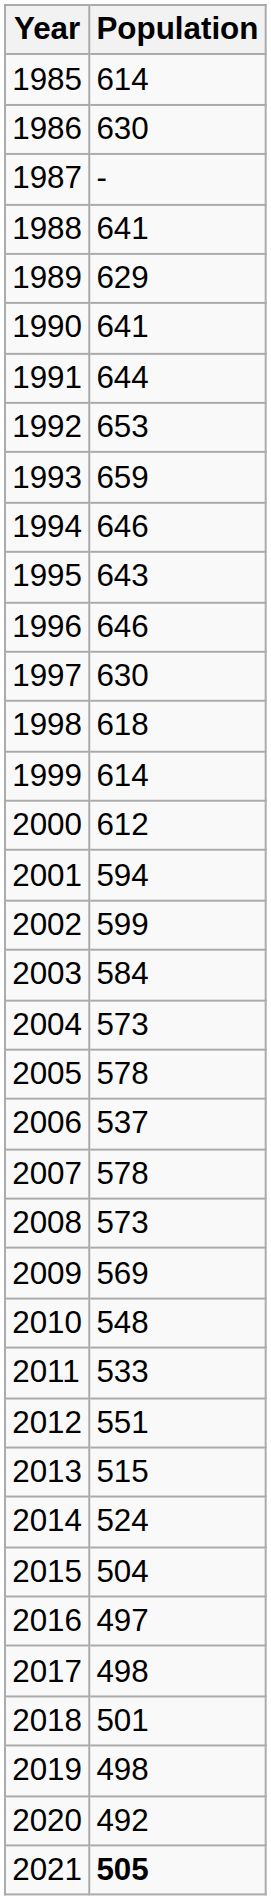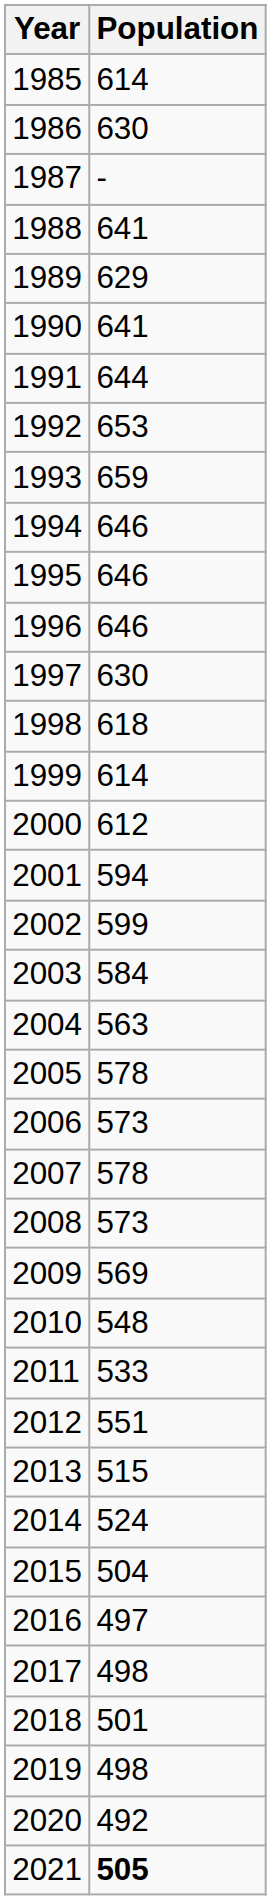(123, 576) 643 -> (123, 576) 646
(123, 1024) 573 -> (123, 1024) 563
(123, 1123) 537 -> (123, 1123) 573
